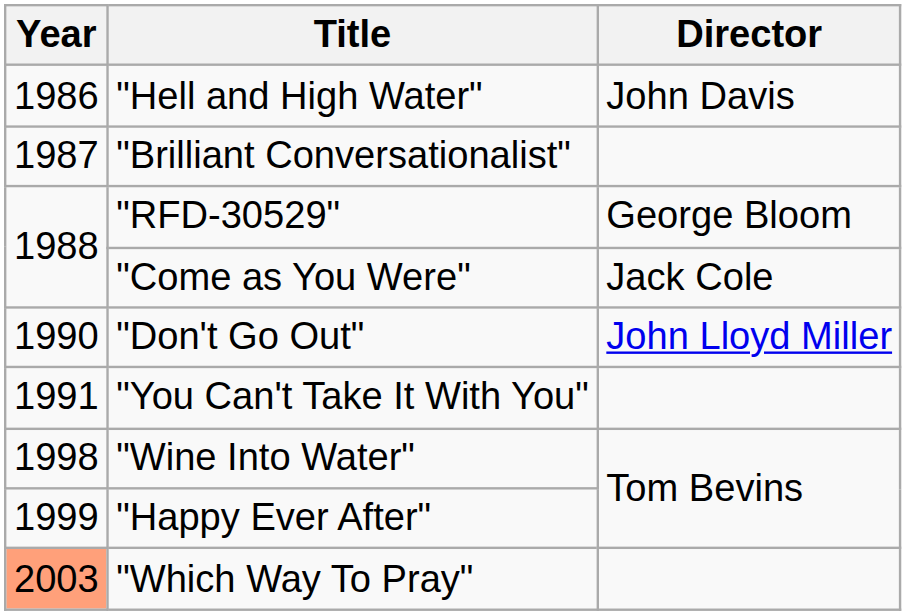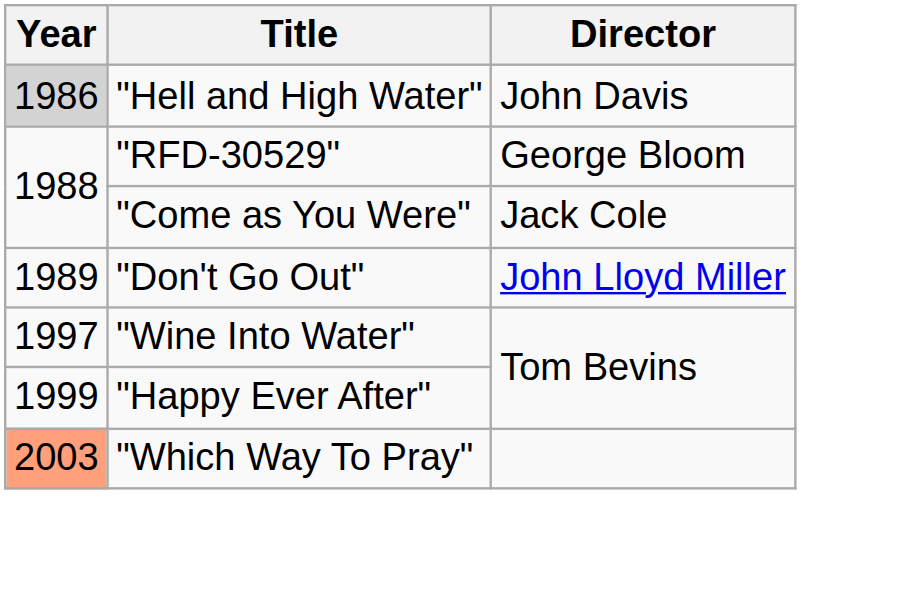(56, 95) no background -> (56, 95) lightgrey background
- row: (344, 155)
(56, 336) 1990 -> (56, 276) 1989
- row: (353, 397)
(56, 457) 1998 -> (56, 336) 1997
